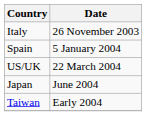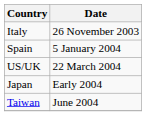(75, 84) June 2004 -> (77, 84) Early 2004
(77, 102) Early 2004 -> (75, 102) June 2004
